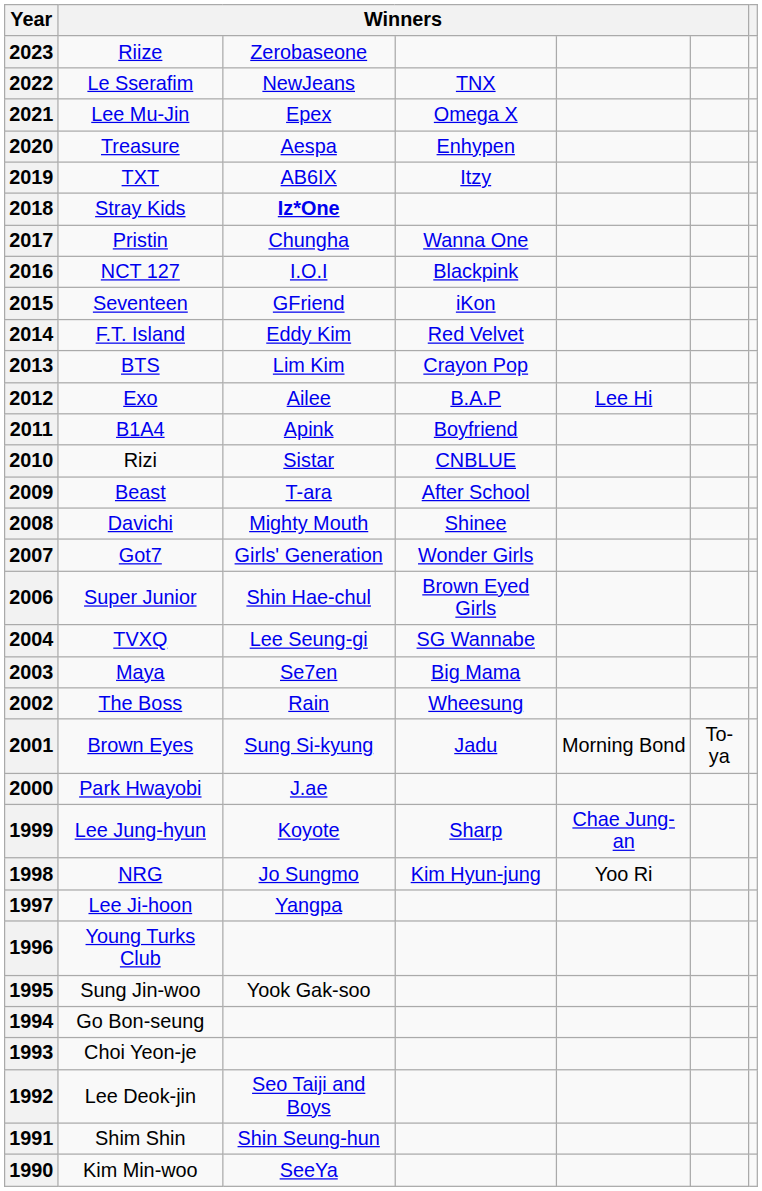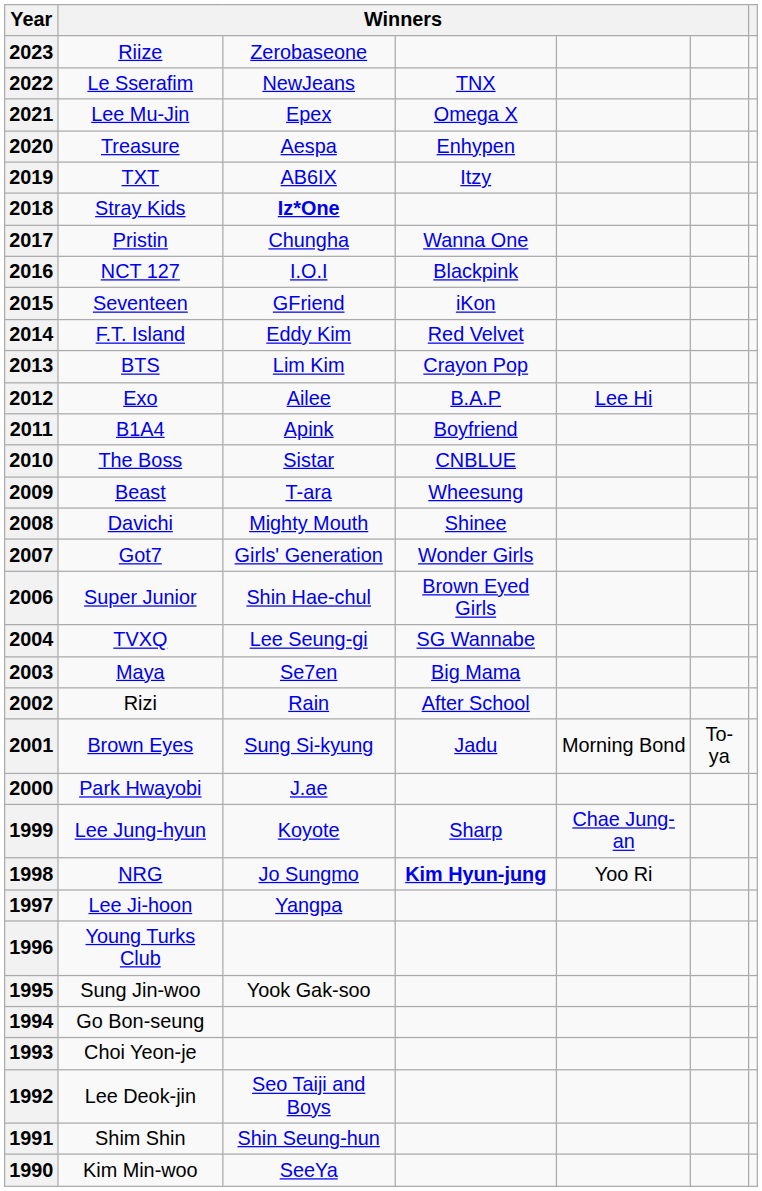(140, 460) Rizi -> (140, 460) The Boss
(476, 492) After School -> (476, 492) Wheesung
(140, 703) The Boss -> (140, 703) Rizi
(476, 703) Wheesung -> (476, 703) After School
(476, 873) normal -> (476, 873) bold
